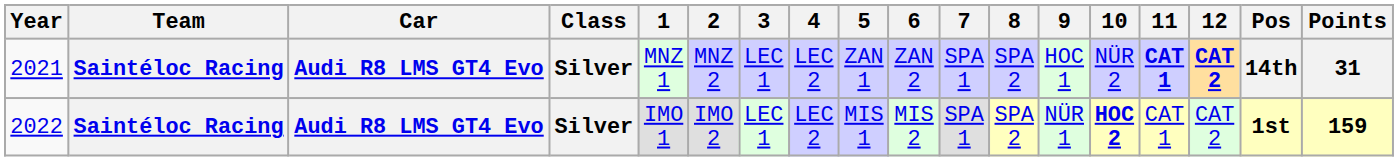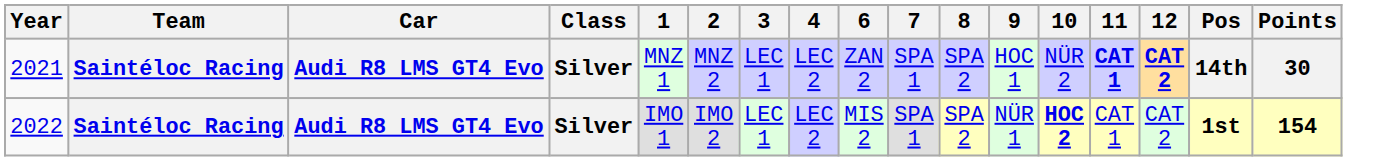- column: (864, 22)
(1348, 69) 31 -> (1297, 69) 30
(1348, 127) 159 -> (1297, 127) 154
